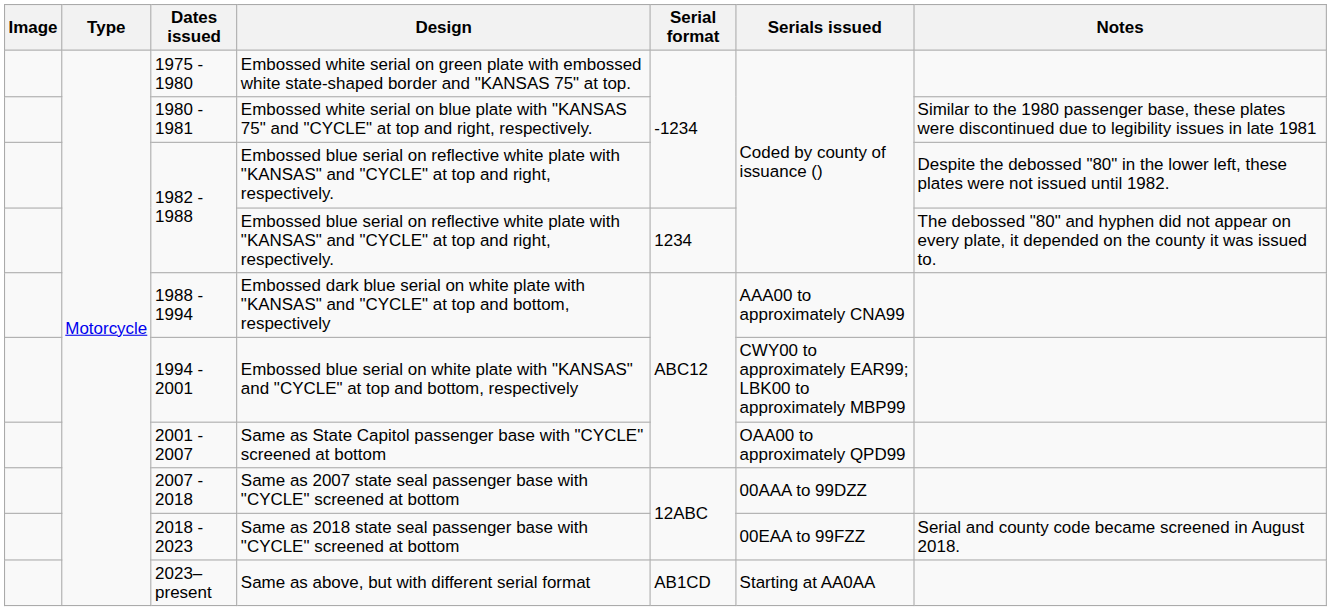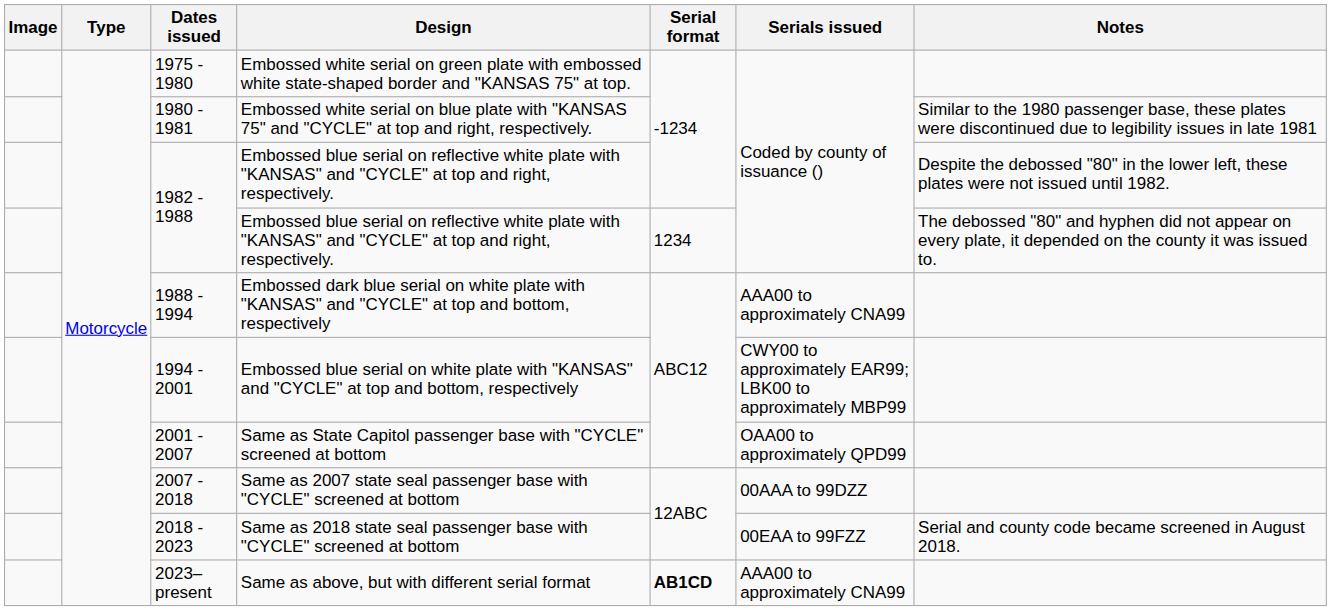(683, 582) normal -> (683, 582) bold
(808, 582) Starting at AA0AA -> (823, 582) AAA00 to approximately CNA99
